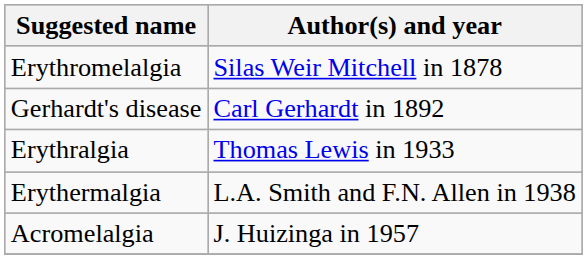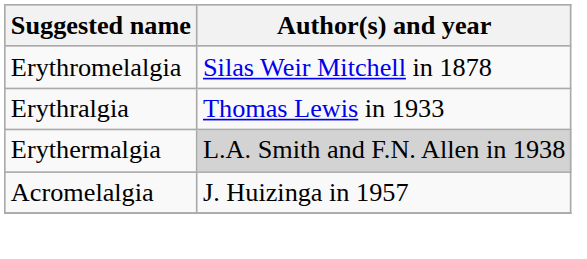- row: (106, 108)
(395, 191) no background -> (384, 150) lightgrey background
